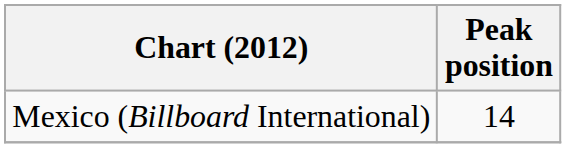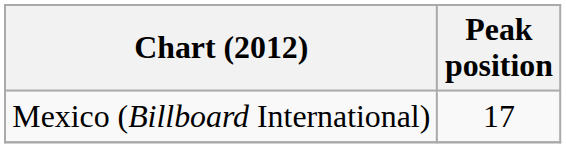(499, 116) 14 -> (499, 116) 17
